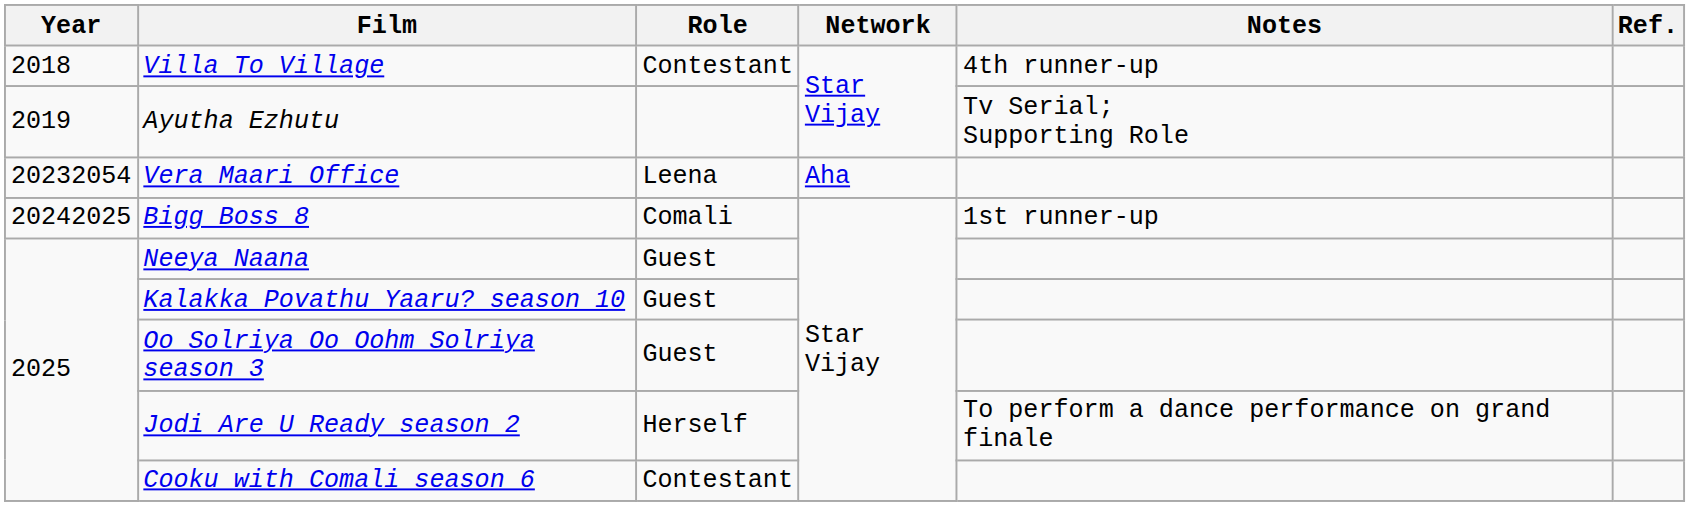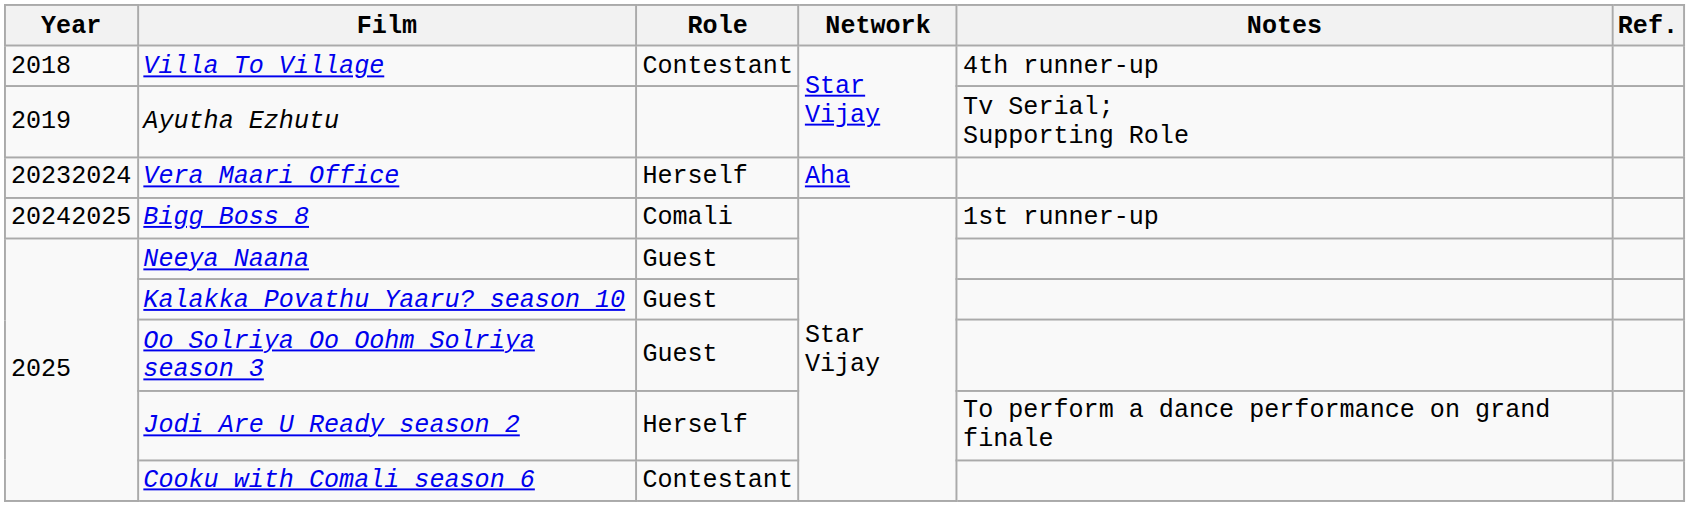(71, 177) 20232054 -> (71, 177) 20232024
(680, 177) Leena -> (695, 177) Herself
